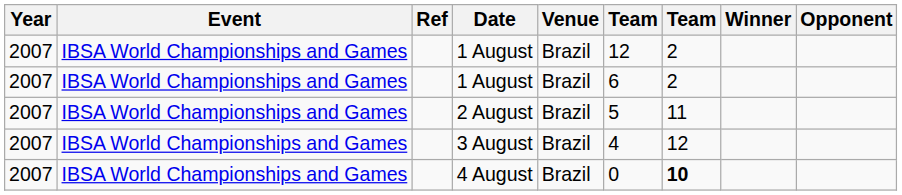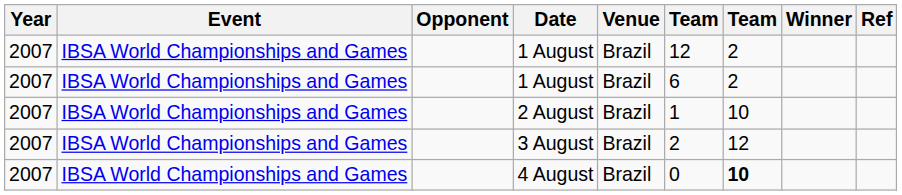columns swapped: (846, 19) <-> (432, 19)
(614, 112) 5 -> (674, 112) 1
(677, 112) 11 -> (738, 112) 10
(614, 143) 4 -> (674, 143) 2
